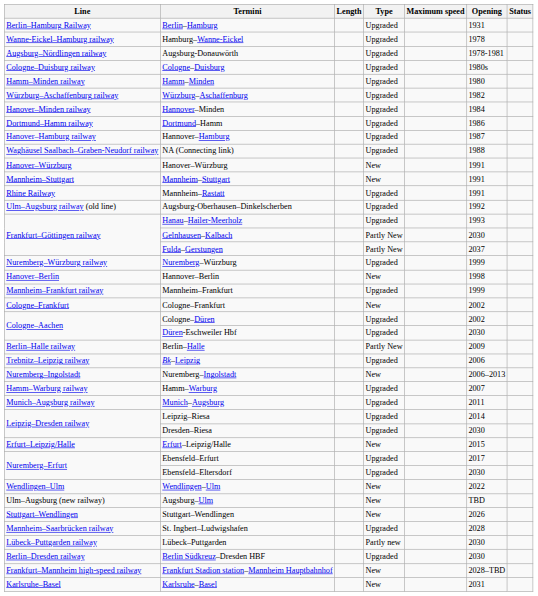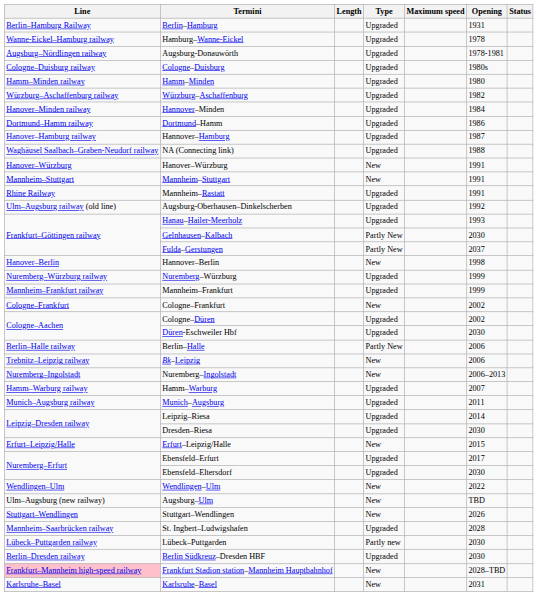rows swapped: (191, 277) <-> (199, 263)
(477, 346) 2009 -> (477, 346) 2006
(382, 360) Upgraded -> (373, 360) New
(74, 570) no background -> (74, 570) pink background
